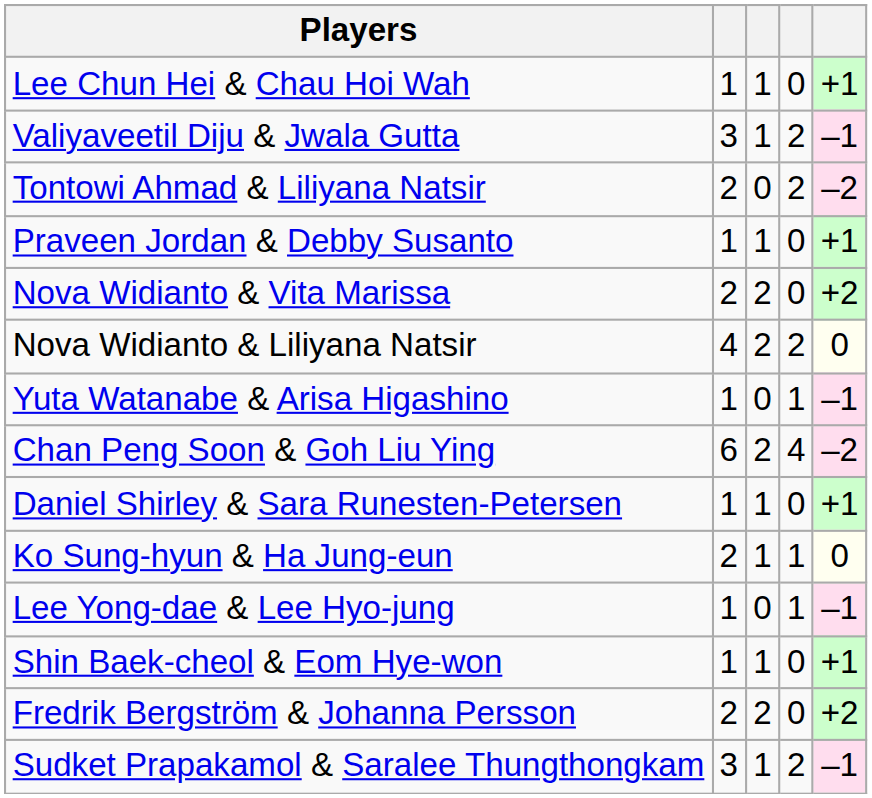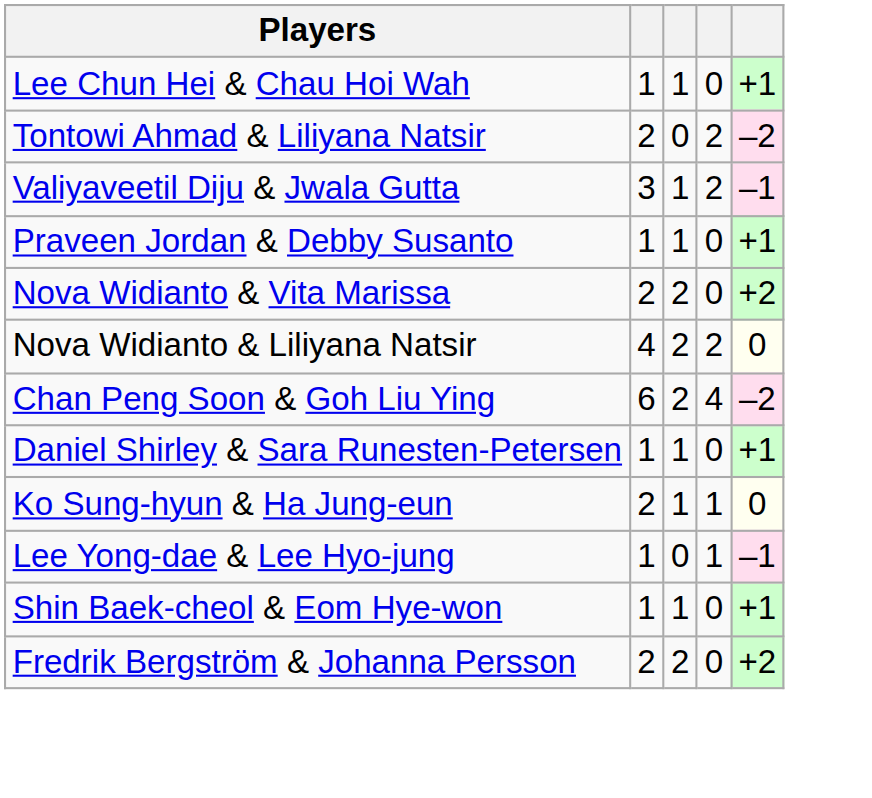rows swapped: (236, 135) <-> (249, 188)
- row: (261, 398)
- row: (359, 766)
